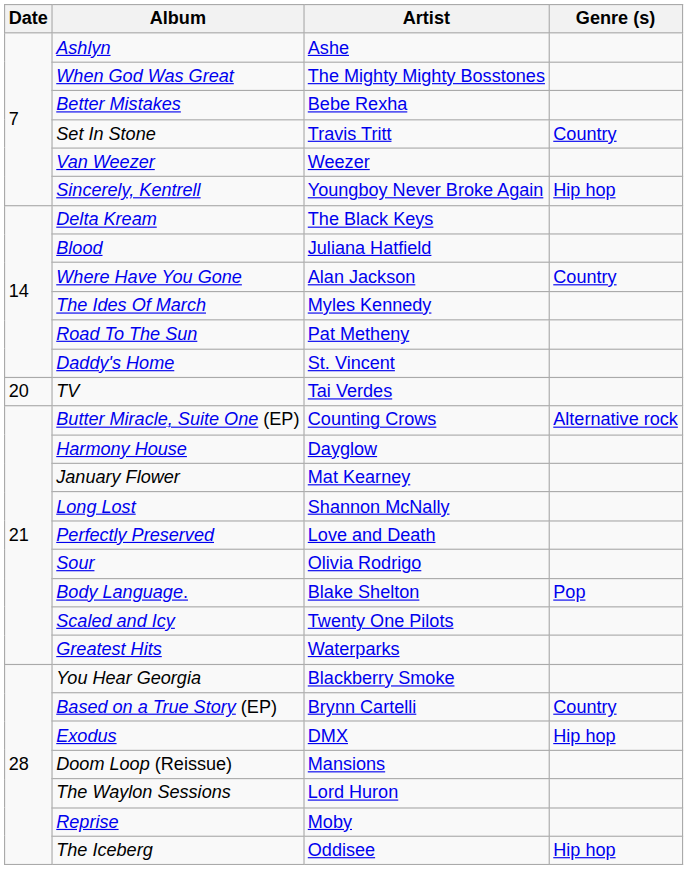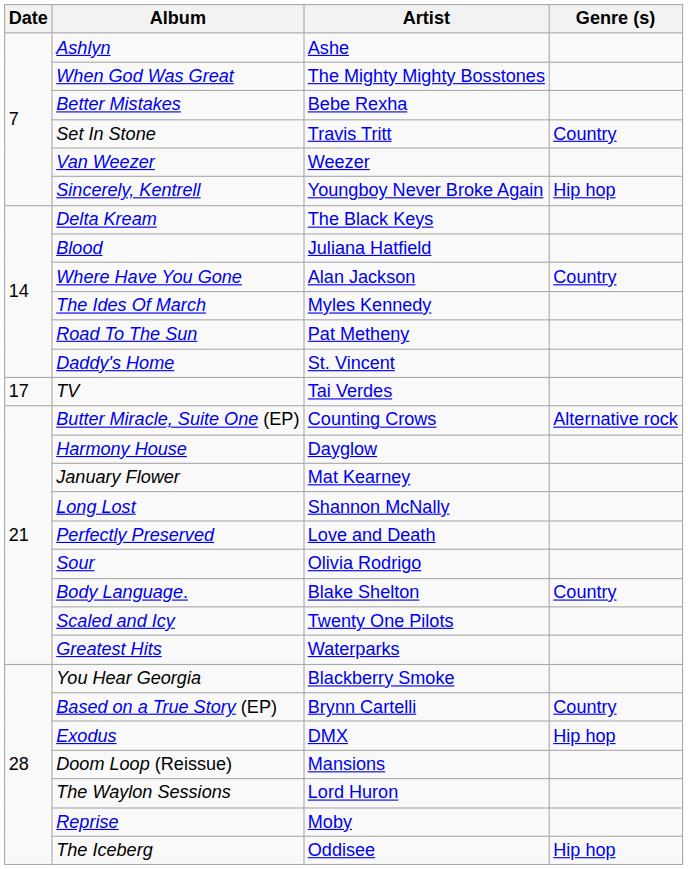(19, 391) 20 -> (19, 391) 17
(569, 592) Pop -> (585, 592) Country
